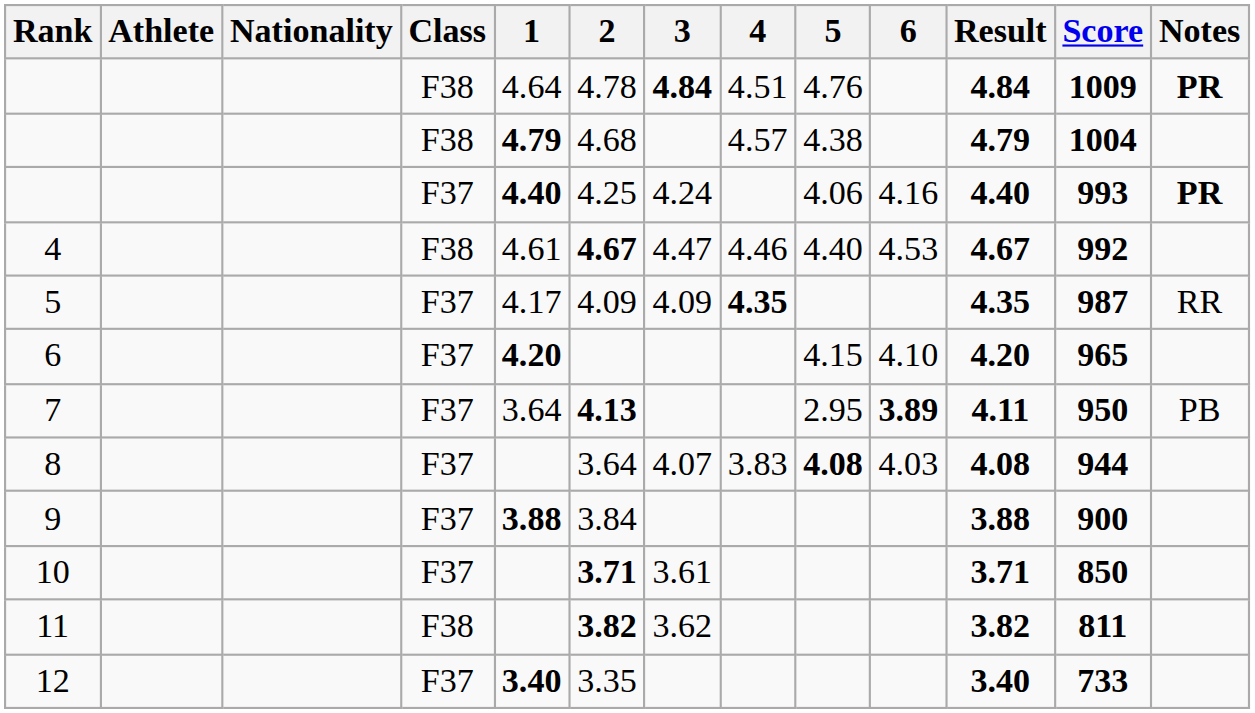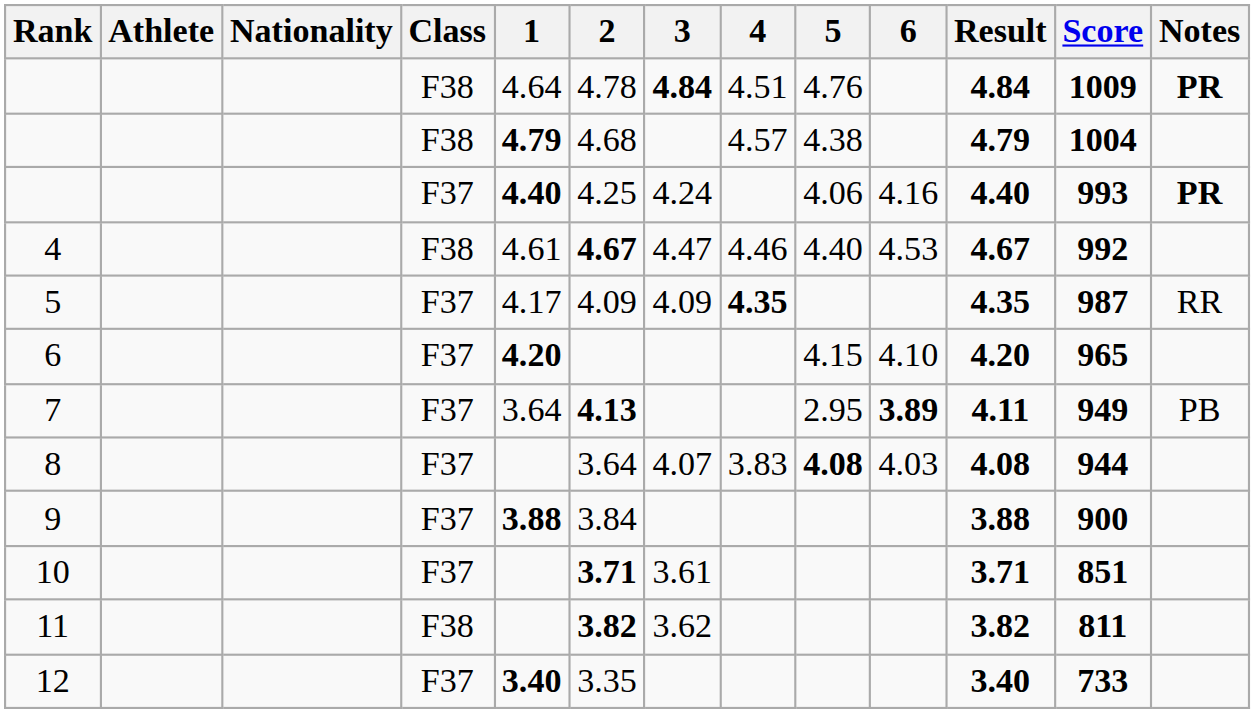(1103, 409) 950 -> (1103, 409) 949
(1103, 572) 850 -> (1103, 572) 851
